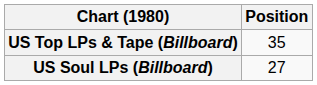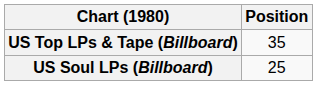(277, 67) 27 -> (277, 67) 25
